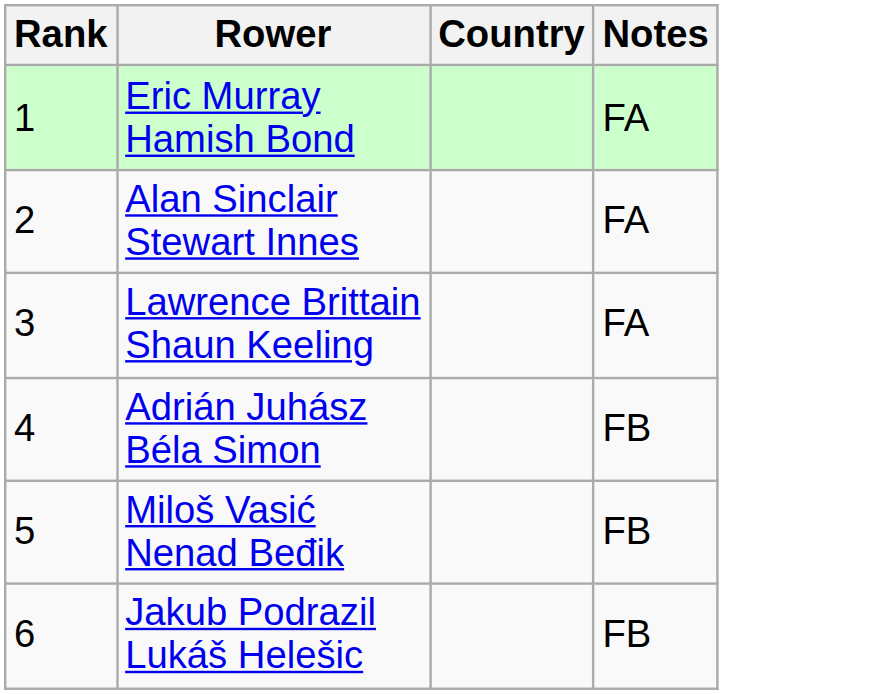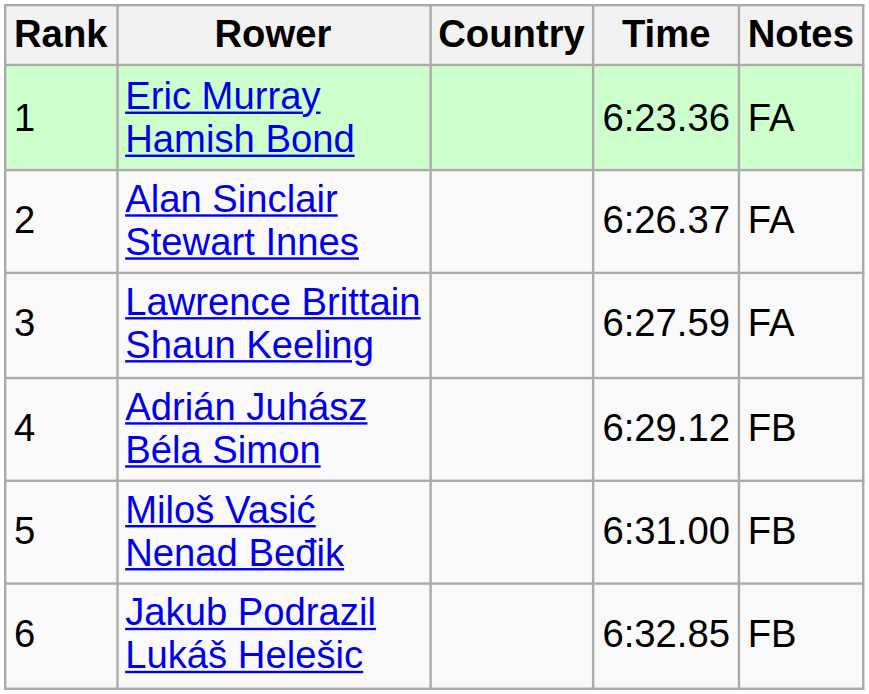+ column: (666, 34)
